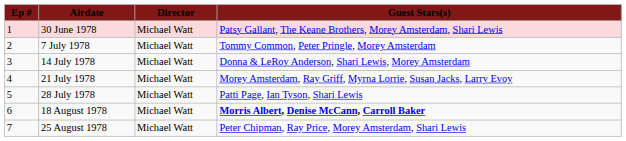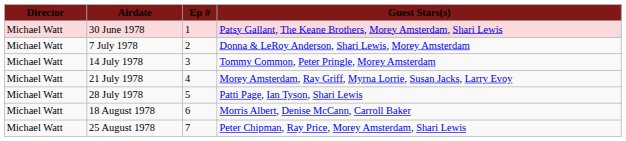columns swapped: (22, 12) <-> (176, 12)
(328, 45) Tommy Common, Peter Pringle, Morey Amsterdam -> (345, 45) Donna & LeRoy Anderson, Shari Lewis, Morey Amsterdam
(345, 62) Donna & LeRoy Anderson, Shari Lewis, Morey Amsterdam -> (328, 62) Tommy Common, Peter Pringle, Morey Amsterdam
(322, 111) bold -> (315, 111) normal
